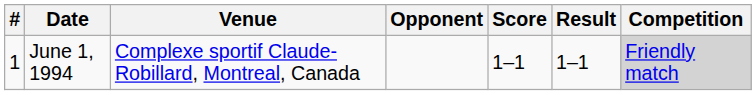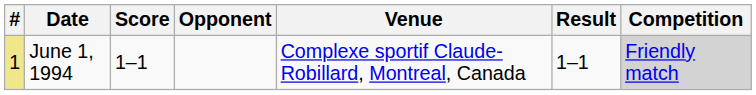columns swapped: (248, 20) <-> (520, 20)
(15, 62) no background -> (15, 62) khaki background
